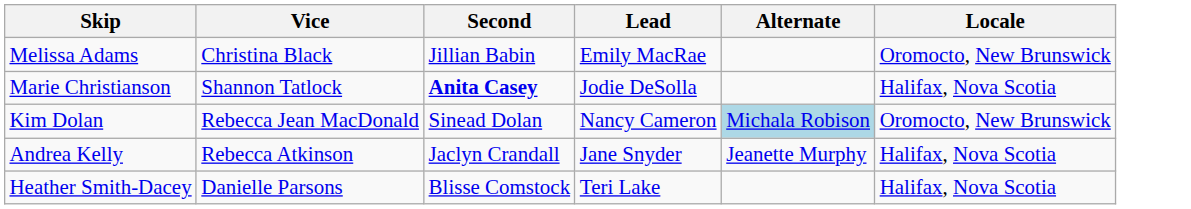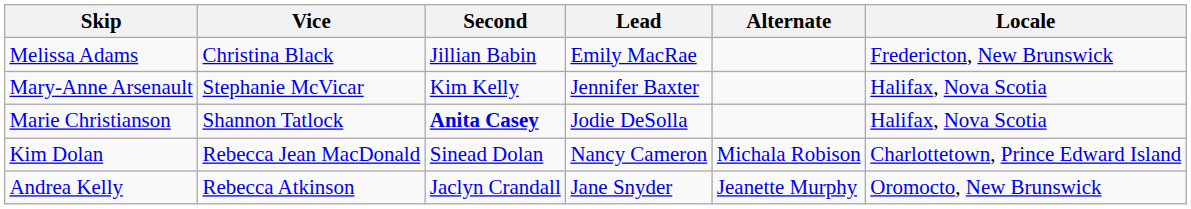(995, 54) Oromocto, New Brunswick -> (992, 54) Fredericton, New Brunswick
+ row: (101, 87)
(798, 120) lightblue background -> (789, 154) no background
(995, 120) Oromocto, New Brunswick -> (1026, 154) Charlottetown, Prince Edward Island
(968, 154) Halifax, Nova Scotia -> (986, 187) Oromocto, New Brunswick
- row: (101, 187)
